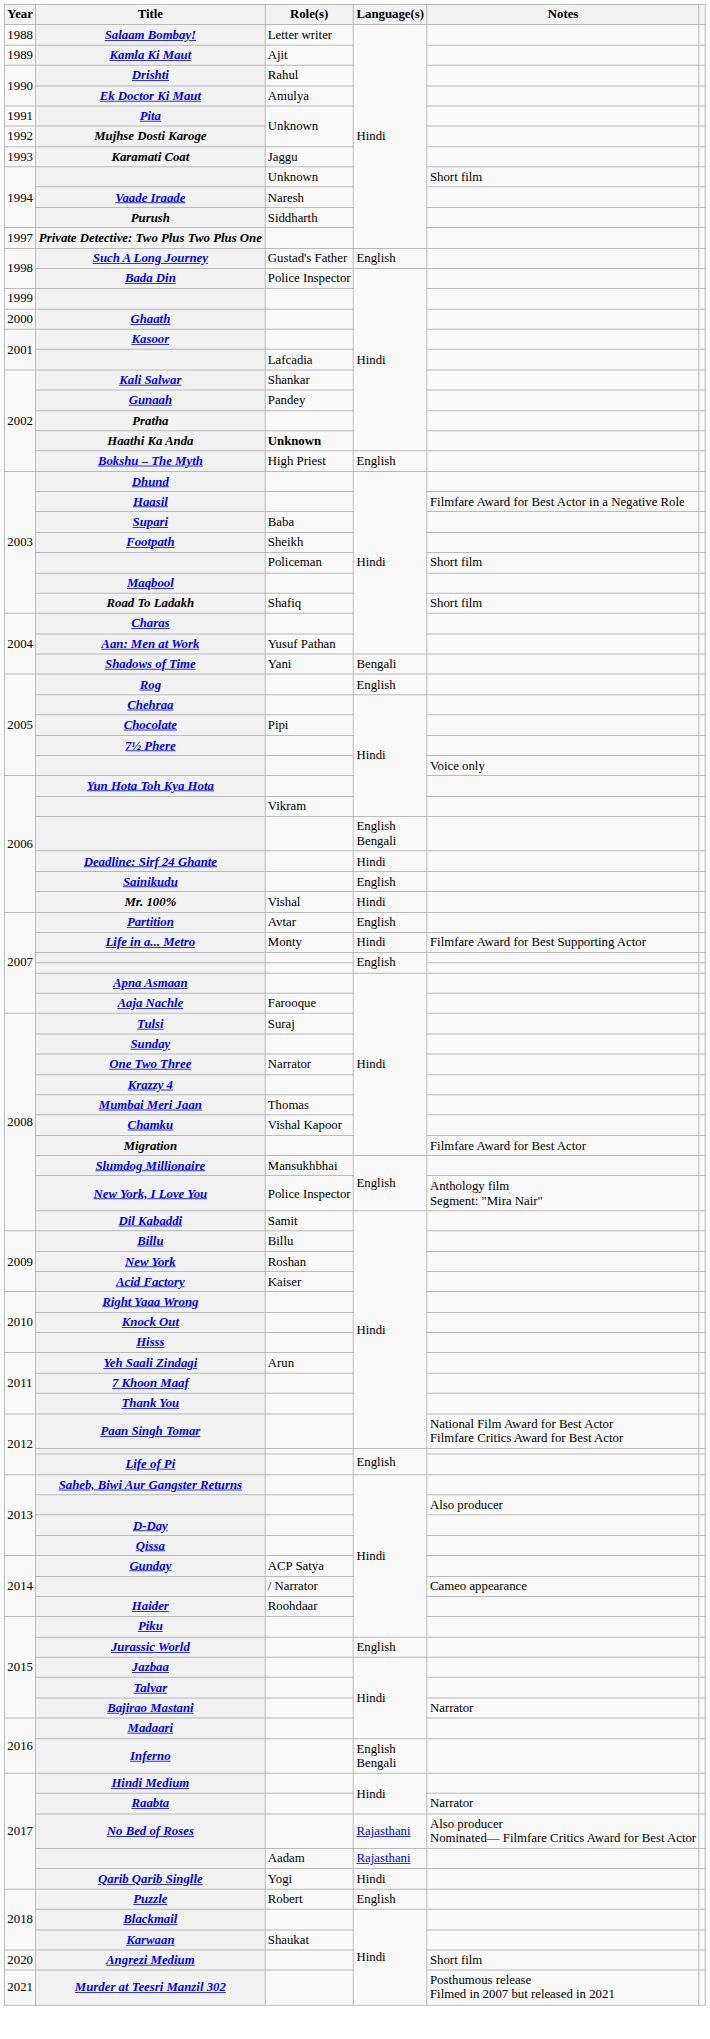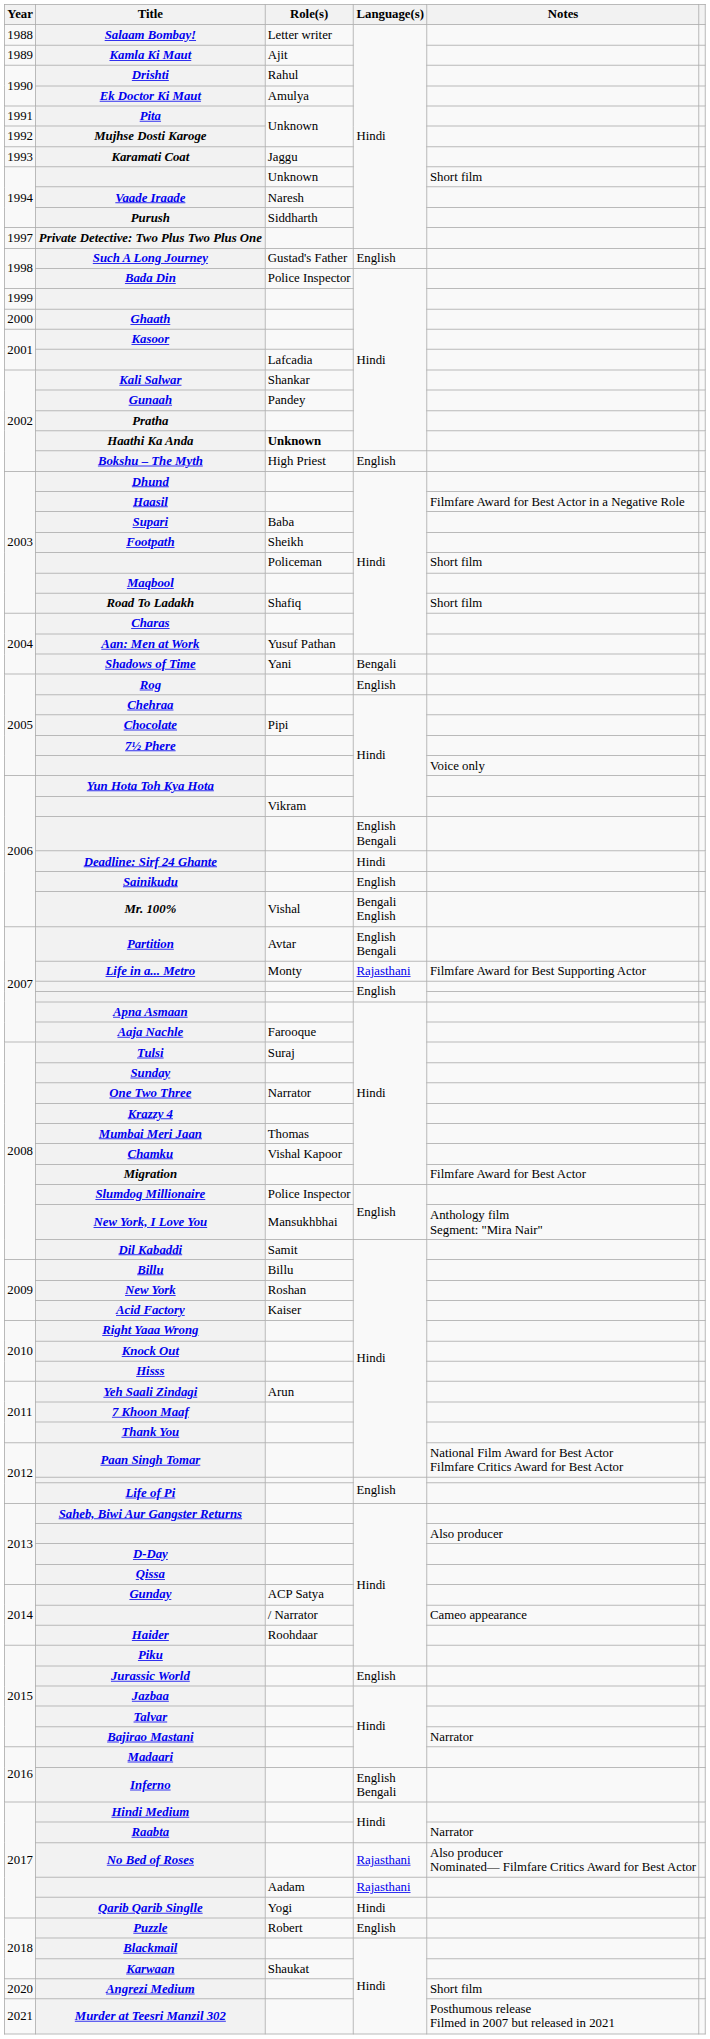(371, 901) Hindi -> (376, 909) Bengali English
(376, 922) English -> (376, 943) English Bengali
(371, 942) Hindi -> (384, 971) Rajasthani
(303, 1165) Mansukhbhai -> (309, 1194) Police Inspector
(309, 1193) Police Inspector -> (303, 1222) Mansukhbhai
